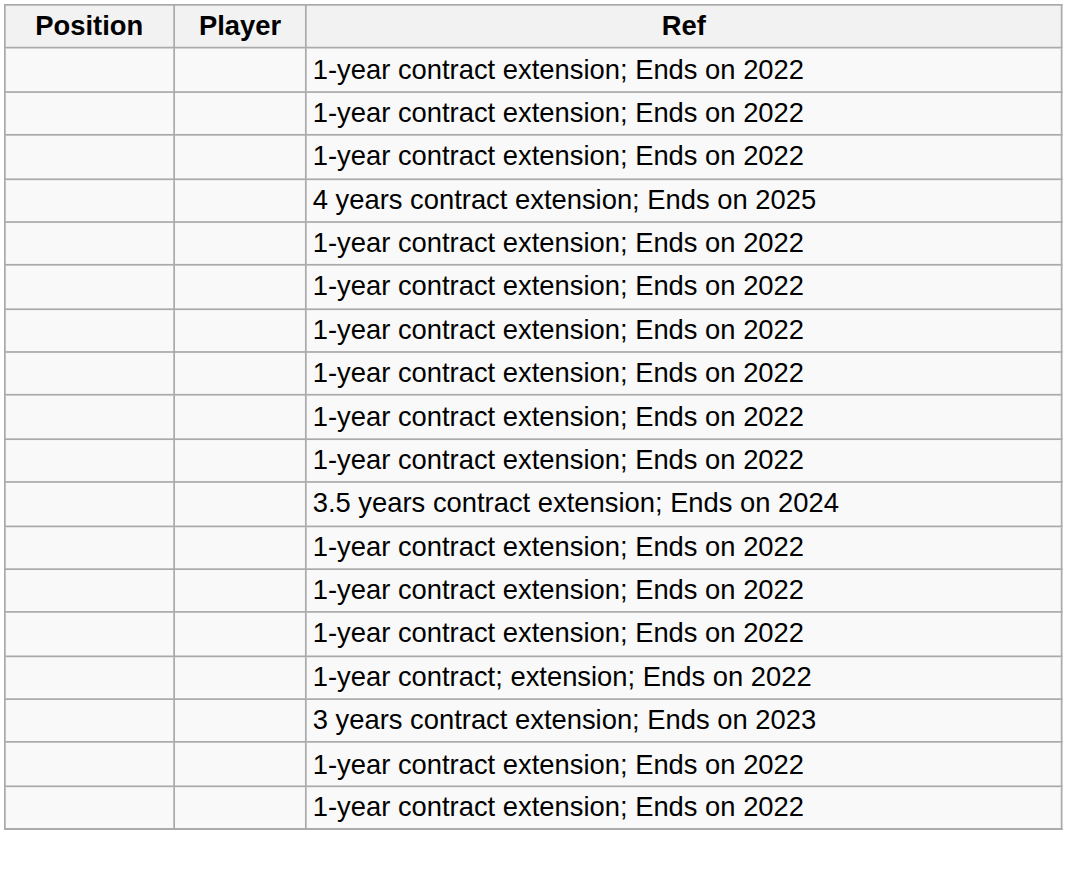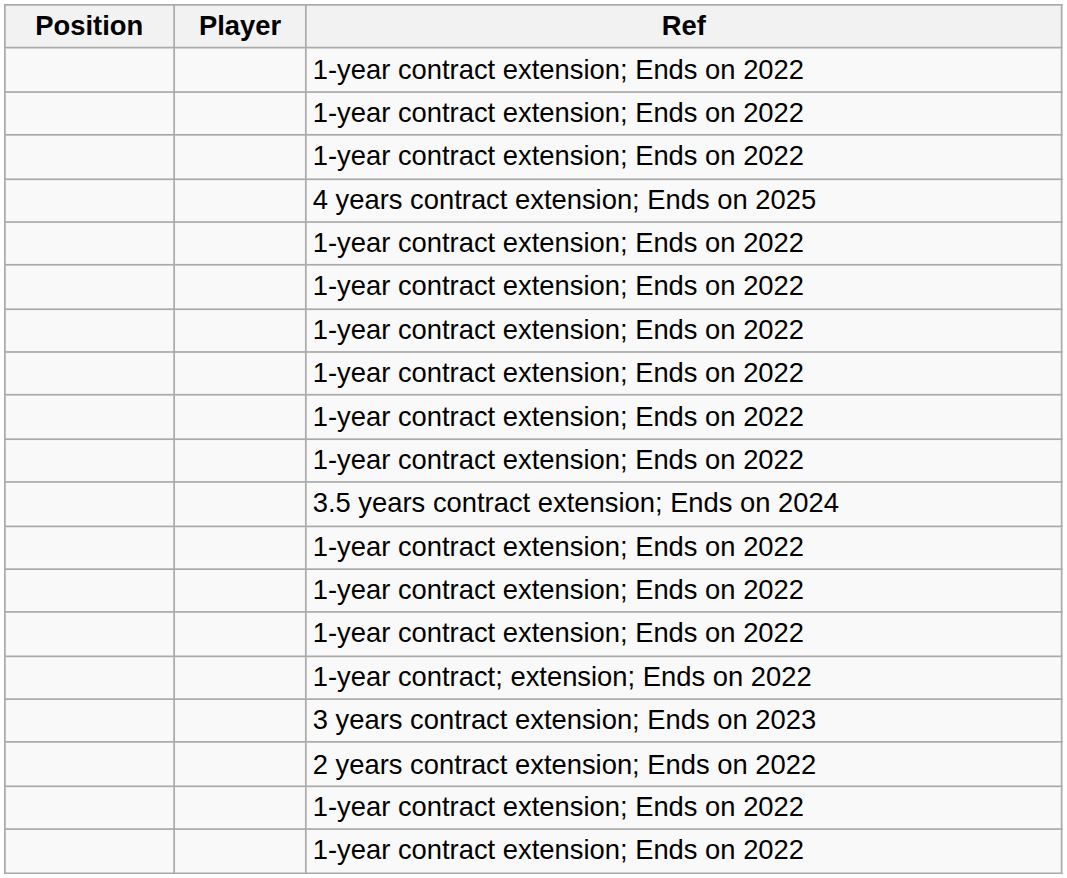+ row: (89, 764)
